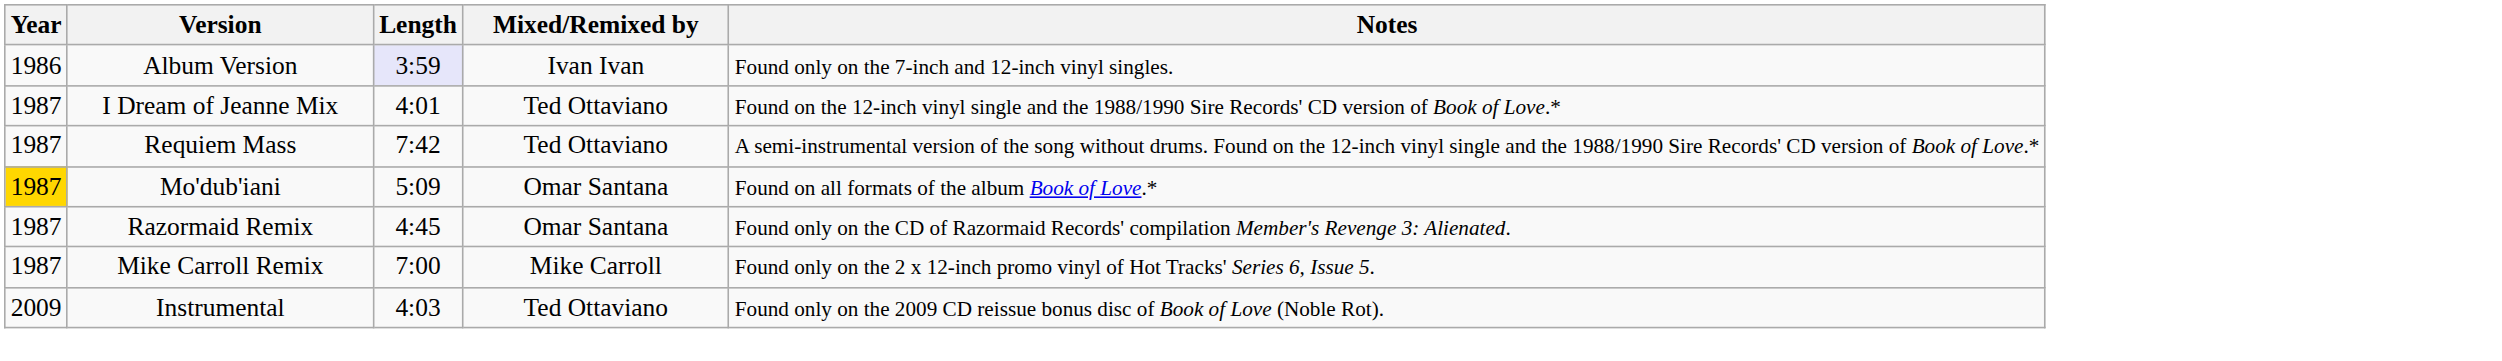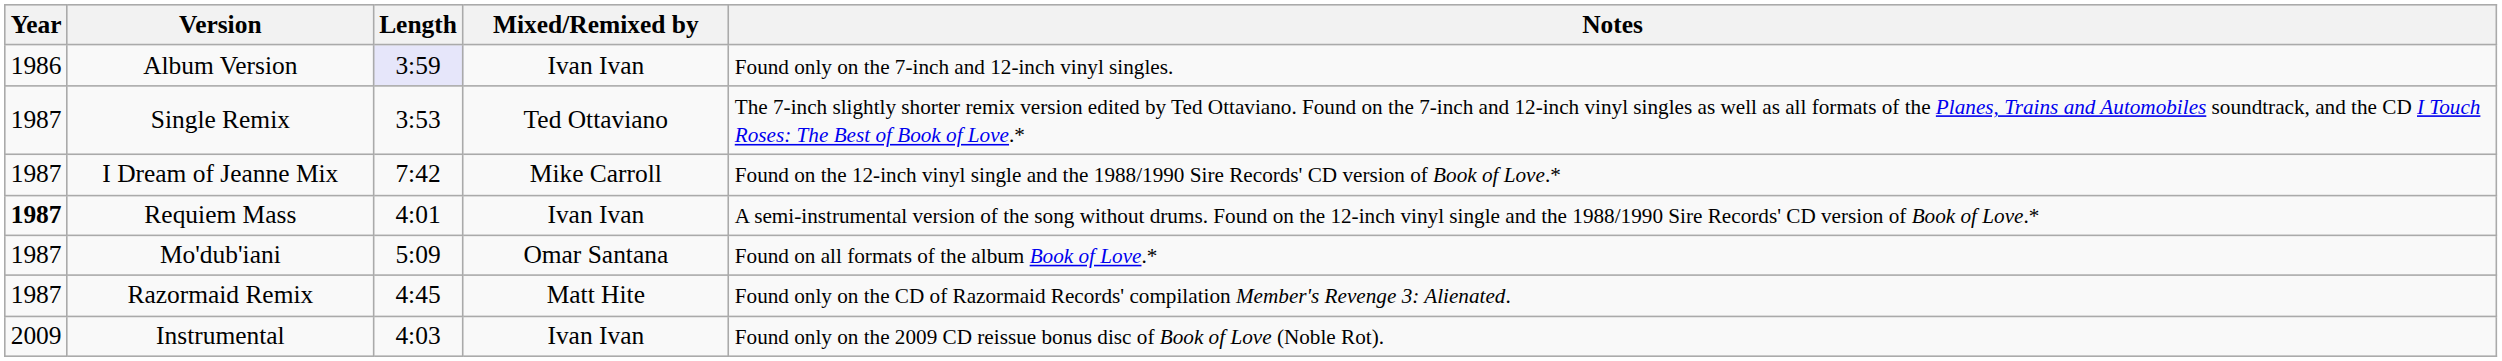+ row: (220, 119)
(418, 105) 4:01 -> (418, 174) 7:42
(596, 105) Ted Ottaviano -> (596, 174) Mike Carroll
(36, 145) normal -> (36, 214) bold
(418, 145) 7:42 -> (418, 214) 4:01
(596, 145) Ted Ottaviano -> (596, 214) Ivan Ivan
(36, 186) gold background -> (36, 255) no background
(596, 226) Omar Santana -> (596, 295) Matt Hite
- row: (220, 266)
(596, 307) Ted Ottaviano -> (596, 335) Ivan Ivan
